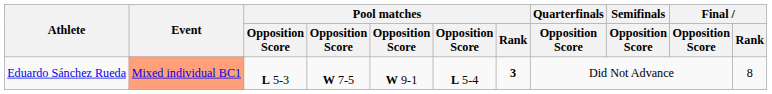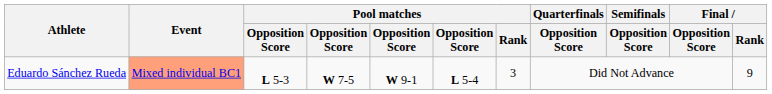(513, 73) bold -> (513, 73) normal
(750, 73) 8 -> (750, 73) 9
